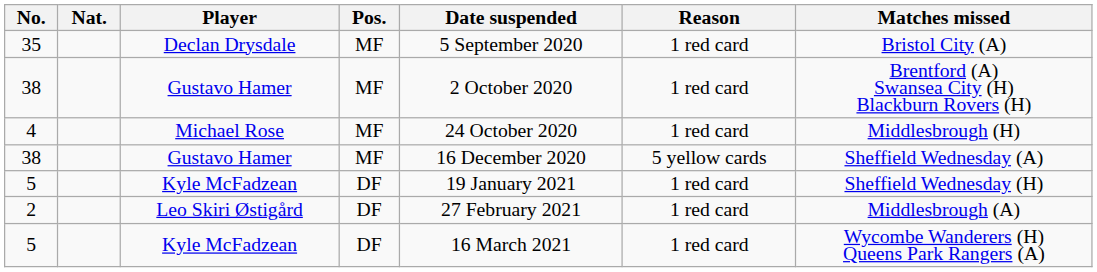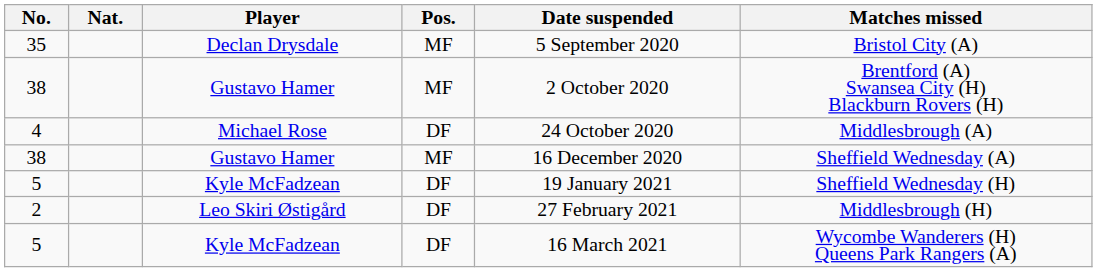- column: (709, 17)
(369, 130) MF -> (438, 130) DF
(944, 130) Middlesbrough (H) -> (916, 130) Middlesbrough (A)
(944, 209) Middlesbrough (A) -> (916, 209) Middlesbrough (H)
